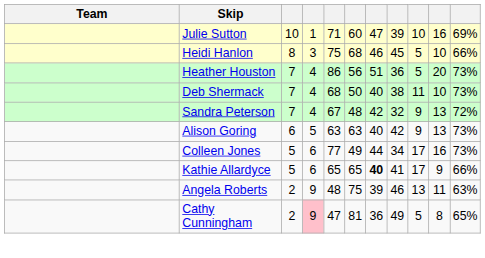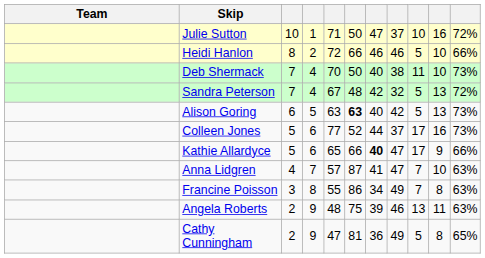(355, 33) 60 -> (355, 33) 50
(397, 33) 39 -> (397, 33) 37
(465, 33) 69% -> (465, 33) 72%
(313, 53) 3 -> (313, 53) 2
(334, 53) 75 -> (334, 53) 72
(355, 53) 68 -> (355, 53) 66
(397, 53) 45 -> (397, 53) 46
- row: (229, 72)
(334, 92) 68 -> (334, 72) 70
(418, 111) 9 -> (418, 92) 5
(355, 131) normal -> (355, 111) bold
(418, 131) 9 -> (418, 111) 5
(355, 151) 49 -> (355, 131) 52
(397, 151) 34 -> (397, 131) 37
(355, 170) 65 -> (355, 151) 66
(397, 170) 41 -> (397, 151) 47
+ row: (219, 170)
+ row: (230, 190)
(313, 216) pink background -> (313, 236) no background
